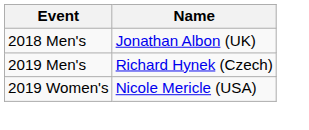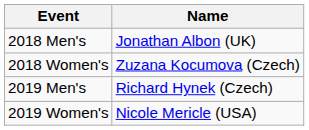+ row: (58, 64)
